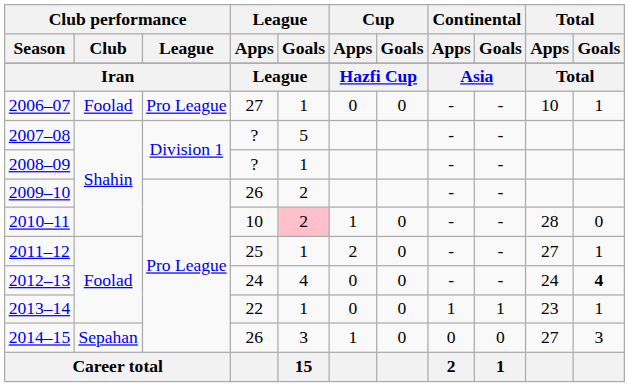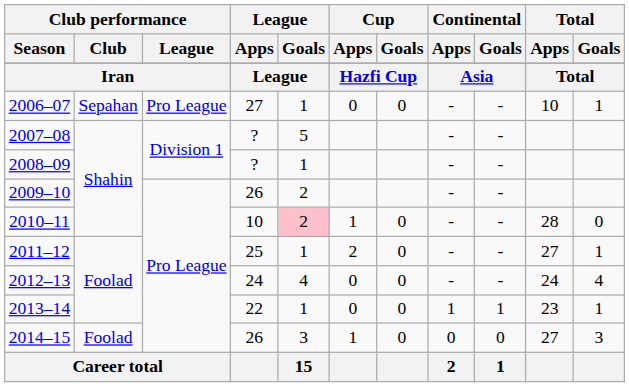(108, 106) Foolad -> (108, 106) Sepahan
(599, 280) bold -> (599, 280) normal
(108, 338) Sepahan -> (108, 338) Foolad
